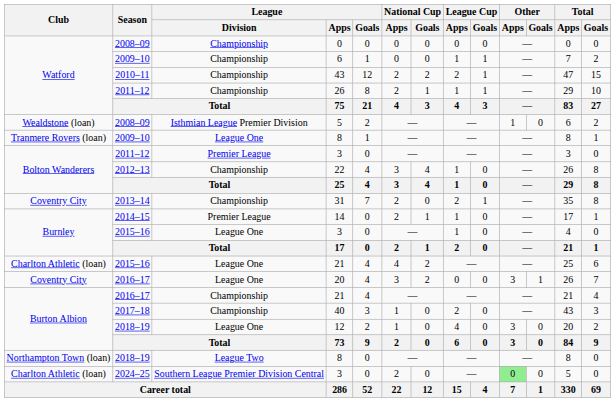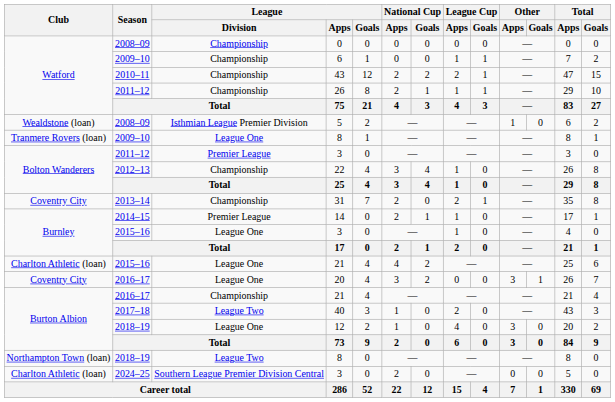(239, 311) Championship -> (239, 311) League Two
(513, 374) lightgreen background -> (513, 374) no background
